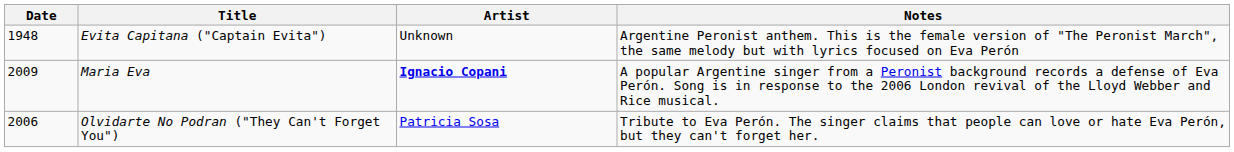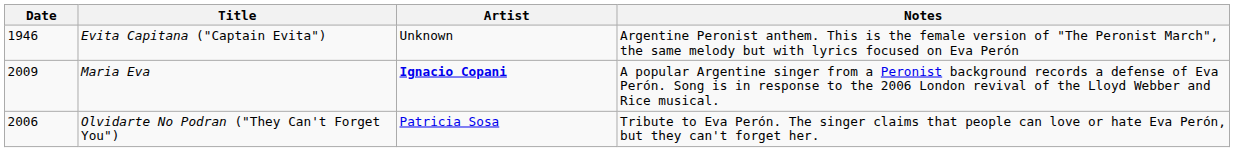(23, 36) 1948 -> (23, 36) 1946
